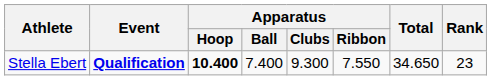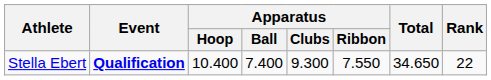(215, 63) bold -> (215, 63) normal
(465, 63) 23 -> (465, 63) 22
